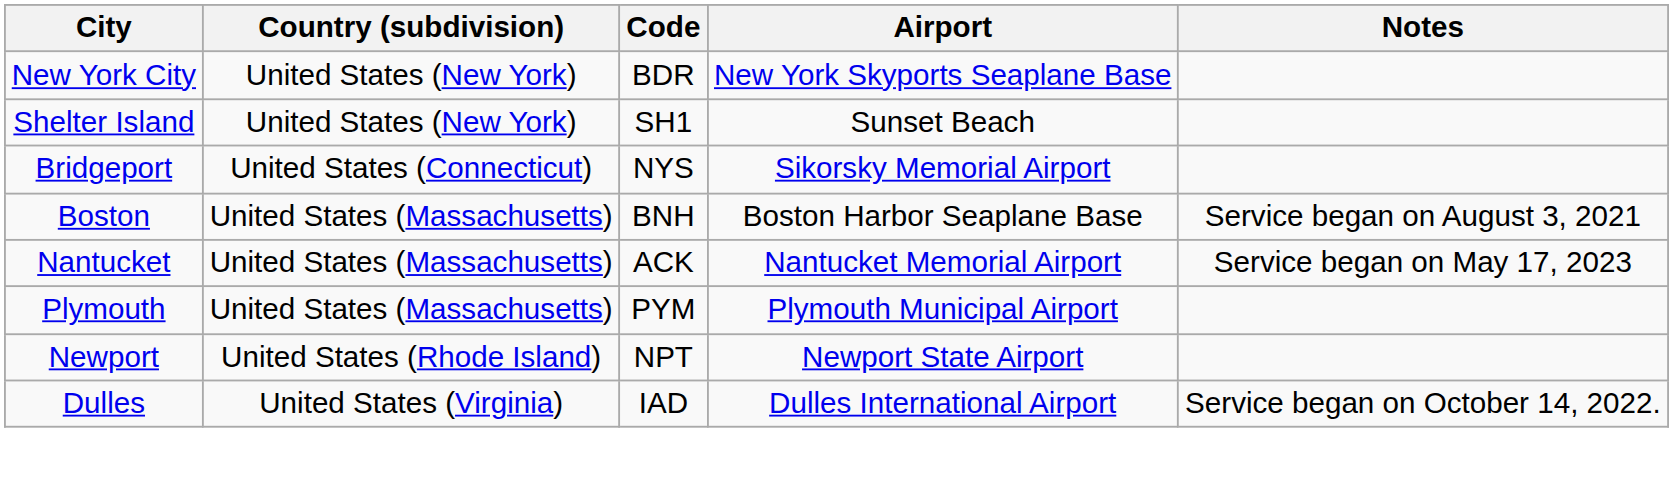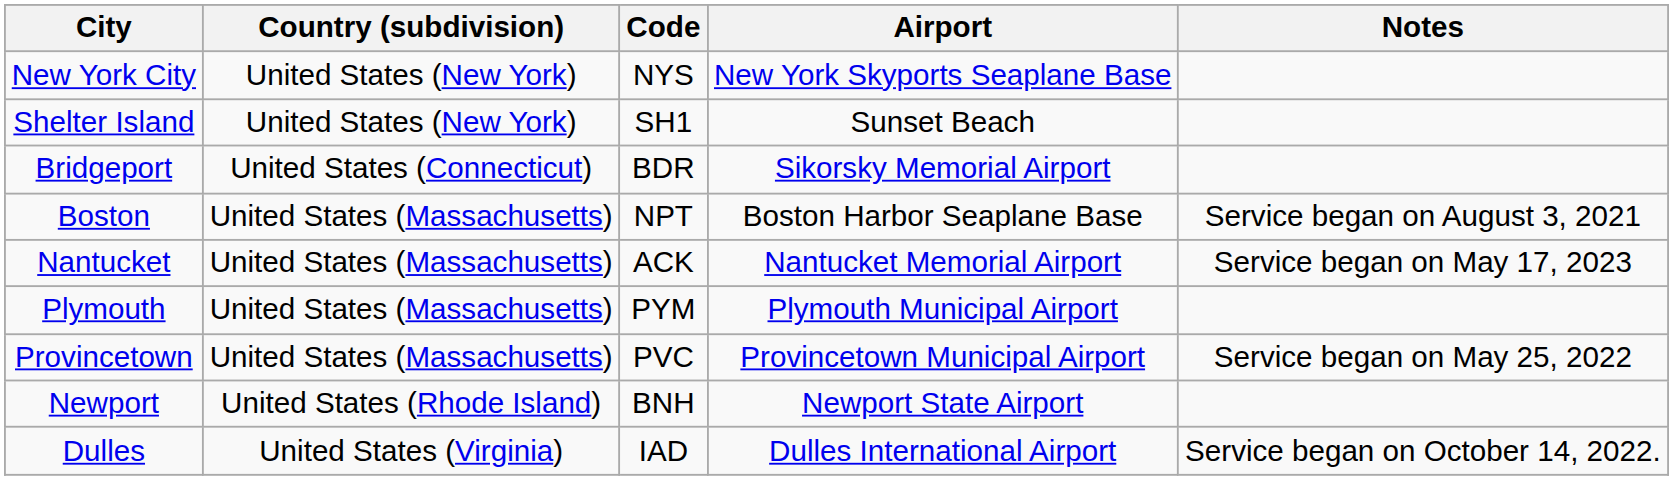(663, 74) BDR -> (663, 74) NYS
(663, 168) NYS -> (663, 168) BDR
(663, 215) BNH -> (663, 215) NPT
+ row: (104, 356)
(663, 356) NPT -> (663, 403) BNH
